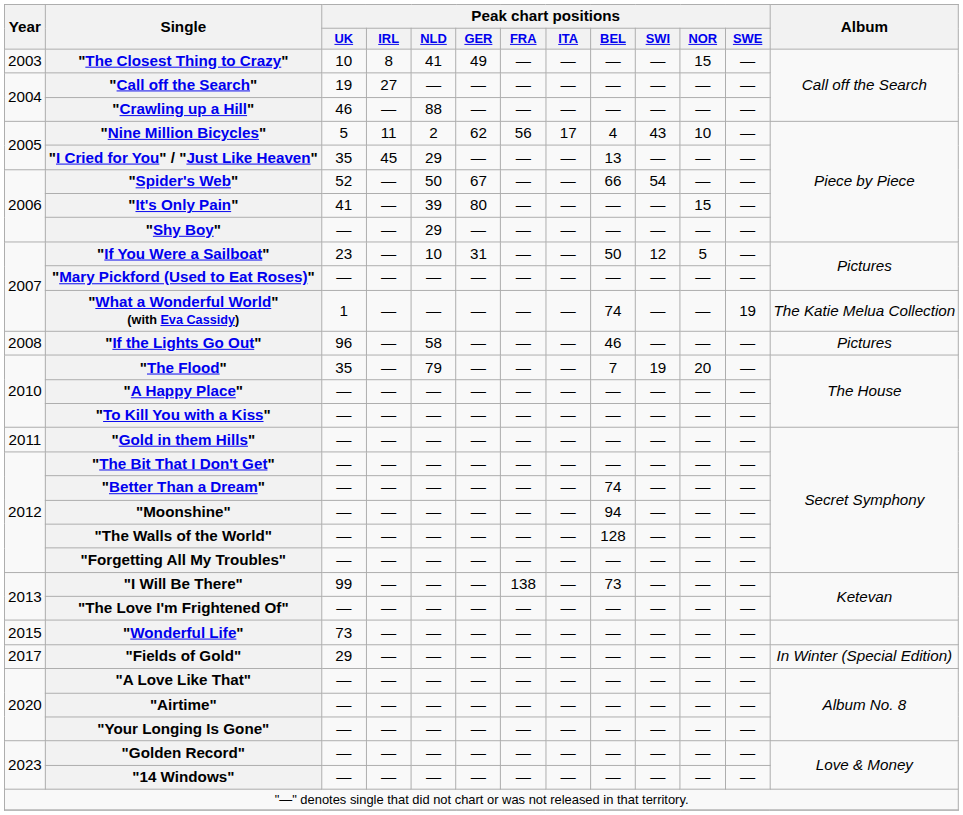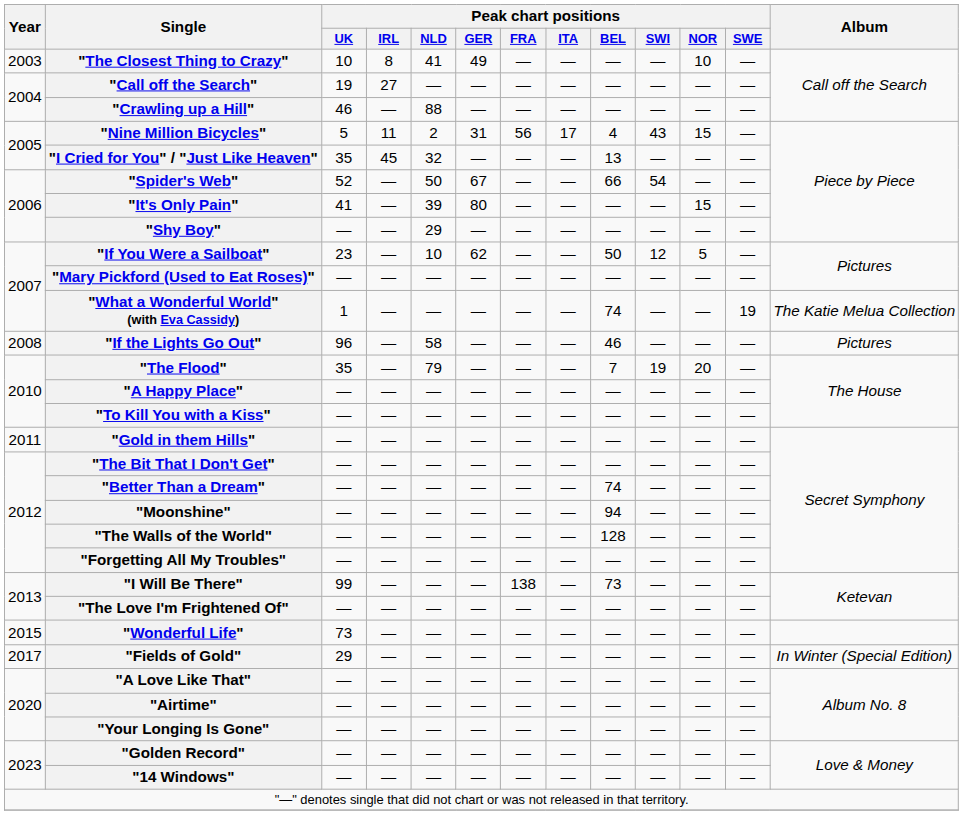(703, 61) 15 -> (703, 61) 10
(478, 133) 62 -> (478, 133) 31
(703, 133) 10 -> (703, 133) 15
(434, 157) 29 -> (434, 157) 32
(478, 253) 31 -> (478, 253) 62
